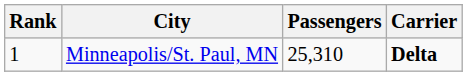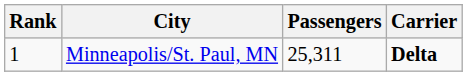(315, 54) 25,310 -> (315, 54) 25,311
